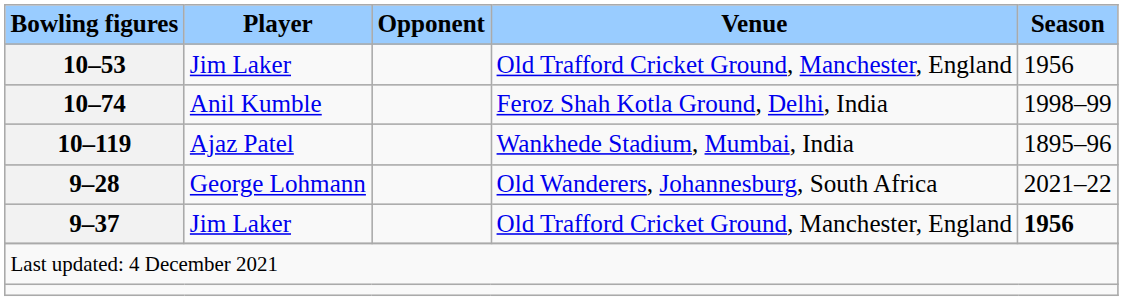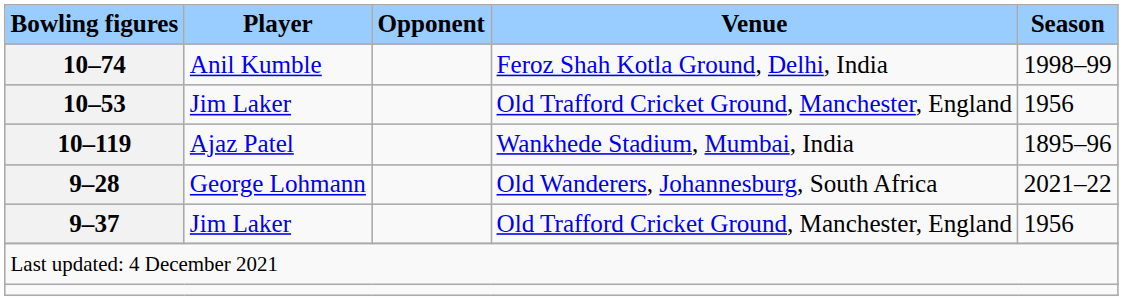rows swapped: (94, 64) <-> (94, 104)
(1049, 223) bold -> (1049, 223) normal
